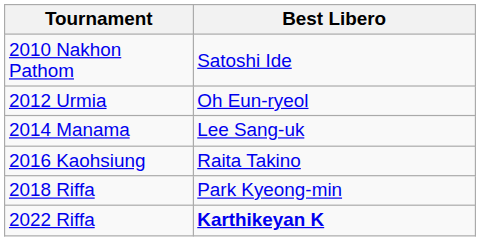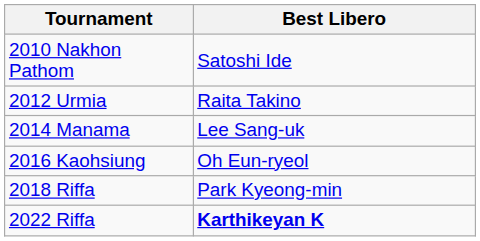(253, 100) Oh Eun-ryeol -> (249, 100) Raita Takino
(249, 160) Raita Takino -> (253, 160) Oh Eun-ryeol
